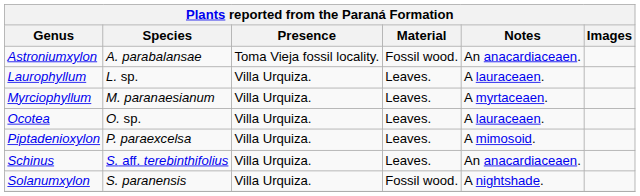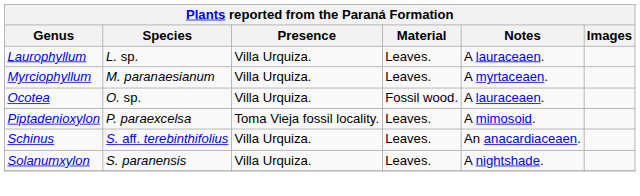- row: (52, 56)
(408, 118) Leaves. -> (422, 98) Fossil wood.
(273, 139) Villa Urquiza. -> (307, 118) Toma Vieja fossil locality.
(422, 181) Fossil wood. -> (408, 160) Leaves.
